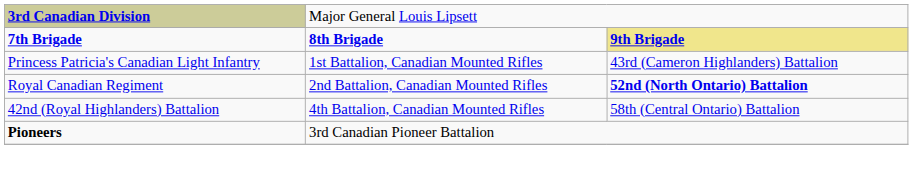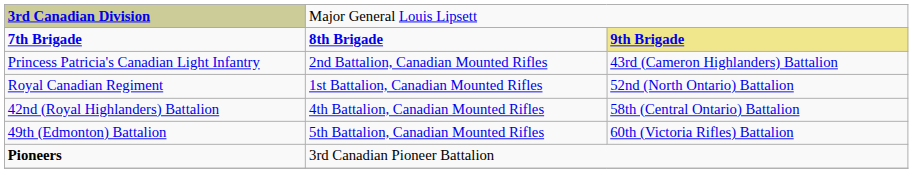(426, 62) 1st Battalion, Canadian Mounted Rifles -> (428, 62) 2nd Battalion, Canadian Mounted Rifles
(428, 86) 2nd Battalion, Canadian Mounted Rifles -> (426, 86) 1st Battalion, Canadian Mounted Rifles
(709, 86) bold -> (702, 86) normal
+ row: (87, 132)
